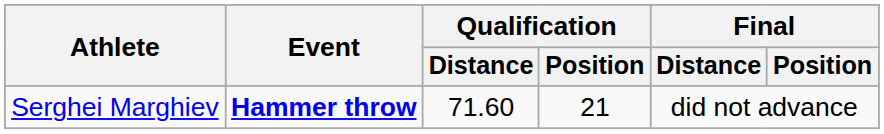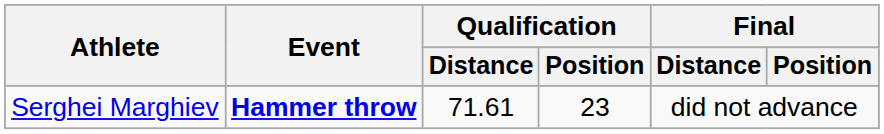(481, 108) 71.60 -> (481, 108) 71.61
(595, 108) 21 -> (595, 108) 23
